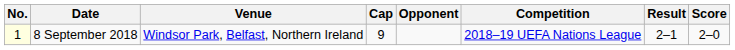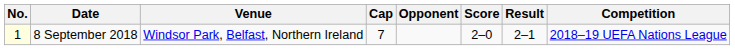columns swapped: (709, 14) <-> (553, 14)
(381, 34) 9 -> (381, 34) 7
